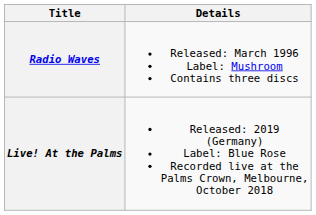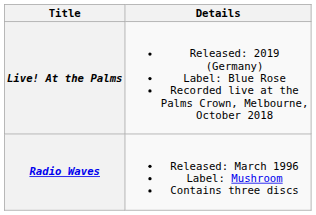rows swapped: (65, 60) <-> (65, 154)
